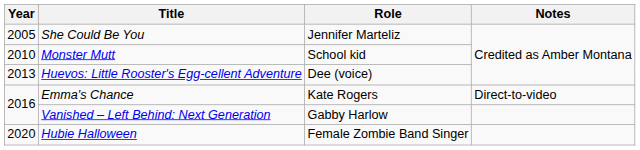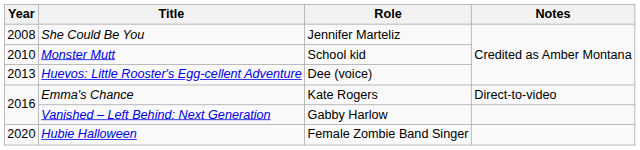(21, 34) 2005 -> (21, 34) 2008
